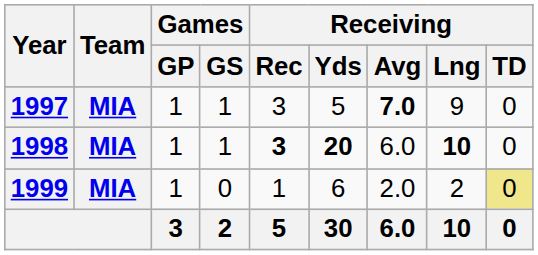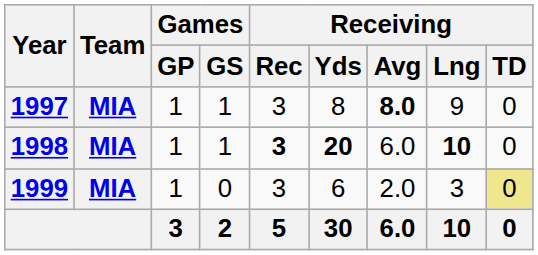(338, 106) 5 -> (338, 106) 8
(397, 106) 7.0 -> (397, 106) 8.0
(279, 188) 1 -> (279, 188) 3
(457, 188) 2 -> (457, 188) 3
